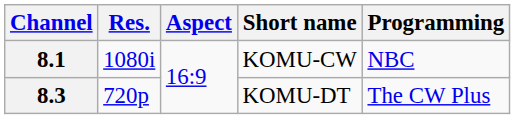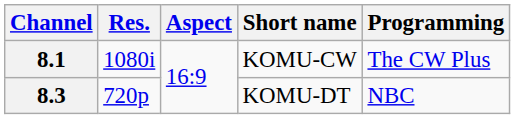(391, 58) NBC -> (429, 58) The CW Plus
(429, 95) The CW Plus -> (391, 95) NBC
